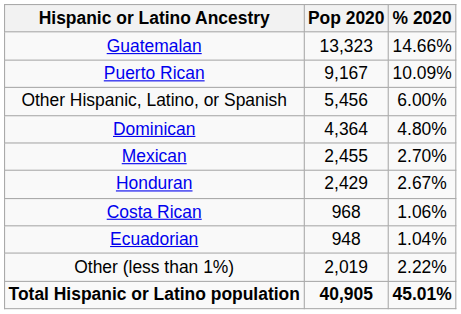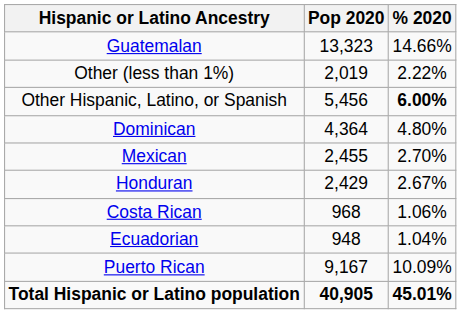rows swapped: (154, 73) <-> (154, 267)
(422, 101) normal -> (422, 101) bold
